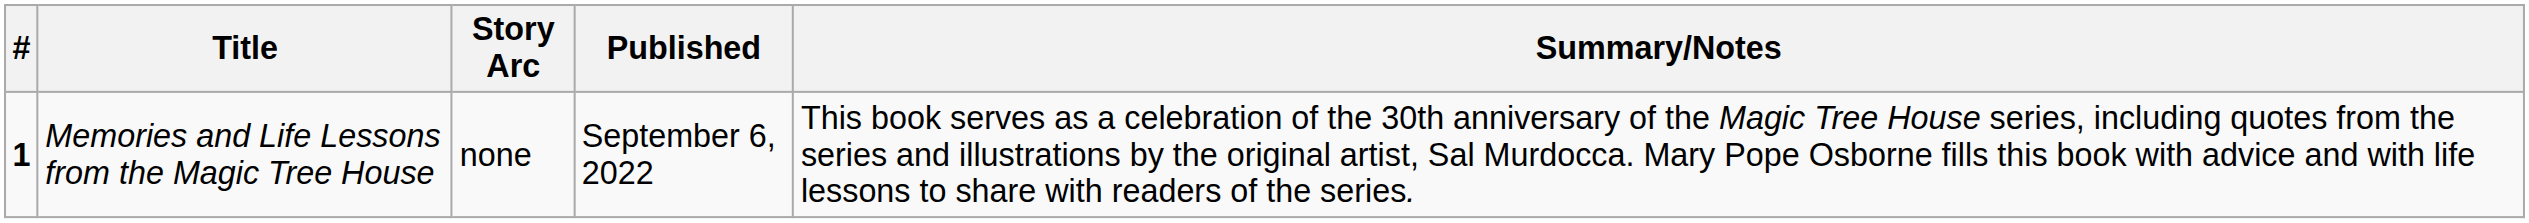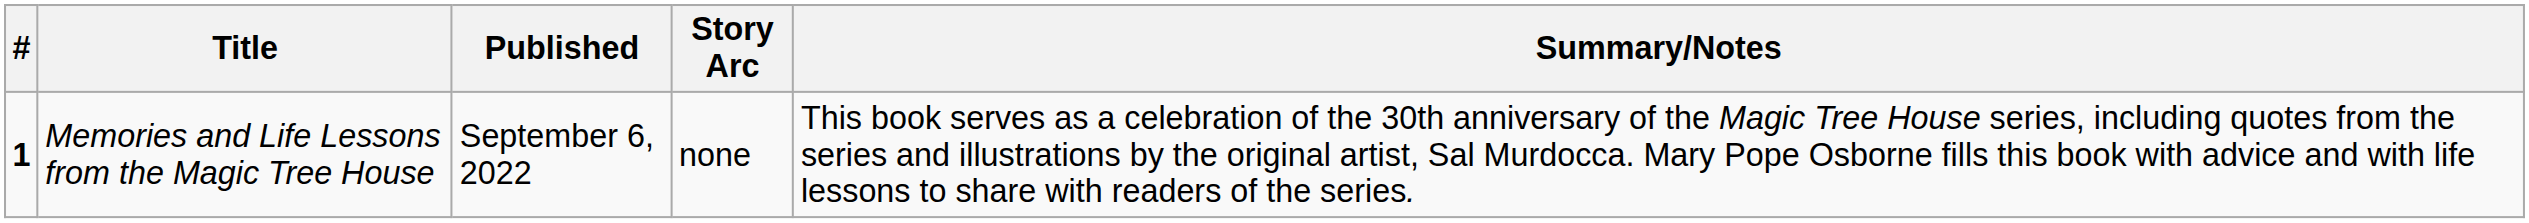columns swapped: (684, 48) <-> (513, 48)
